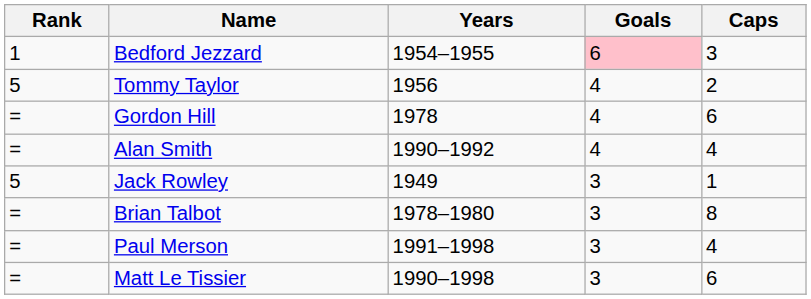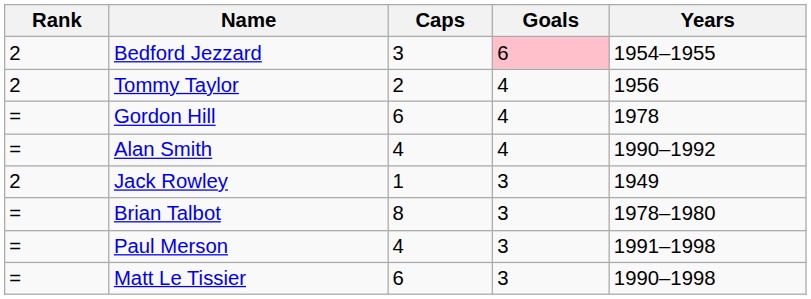columns swapped: (754, 20) <-> (486, 20)
(15, 52) 1 -> (15, 52) 2
(15, 85) 5 -> (15, 85) 2
(15, 181) 5 -> (15, 181) 2
